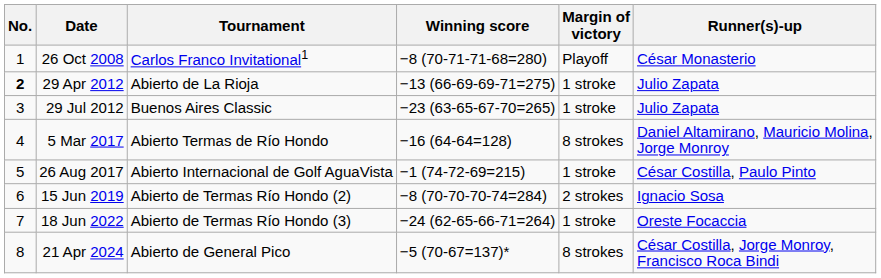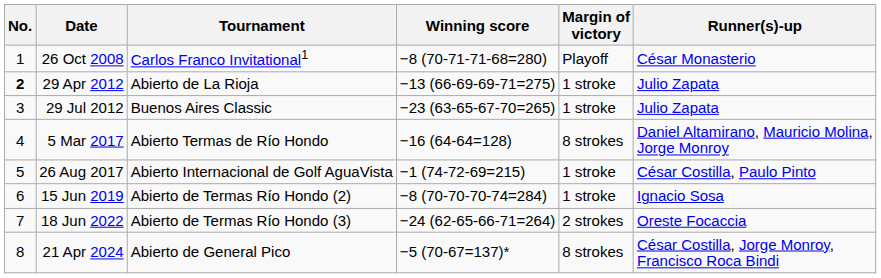(593, 196) 2 strokes -> (589, 196) 1 stroke
(589, 220) 1 stroke -> (593, 220) 2 strokes
